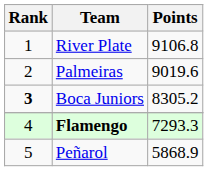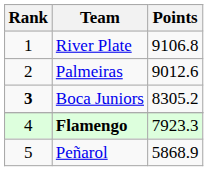(175, 71) 9019.6 -> (175, 71) 9012.6
(175, 125) 7293.3 -> (175, 125) 7923.3
